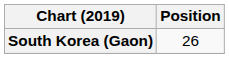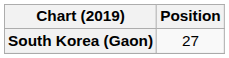(190, 41) 26 -> (190, 41) 27
